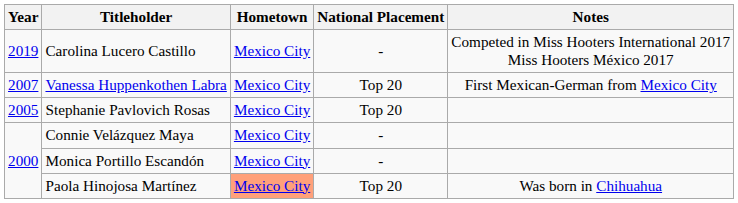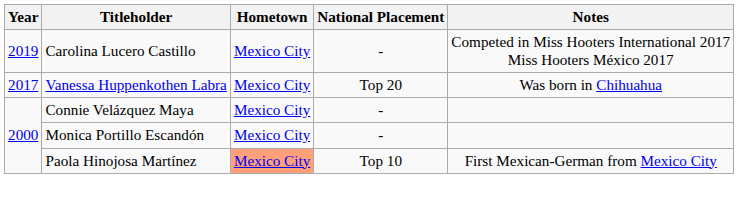(23, 85) 2007 -> (23, 85) 2017
(591, 85) First Mexican-German from Mexico City -> (591, 85) Was born in Chihuahua
- row: (128, 110)
(381, 185) Top 20 -> (381, 160) Top 10
(591, 185) Was born in Chihuahua -> (591, 160) First Mexican-German from Mexico City
